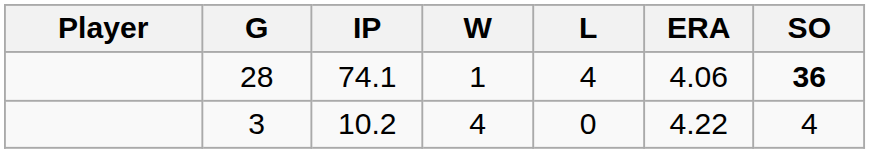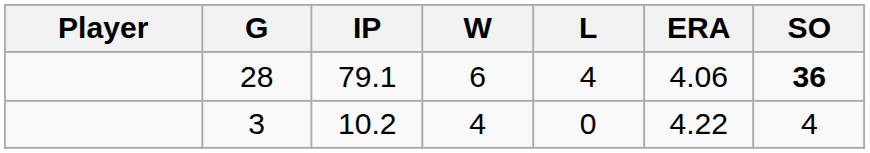(367, 76) 74.1 -> (367, 76) 79.1
(478, 76) 1 -> (478, 76) 6
